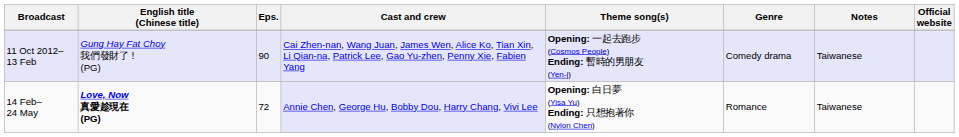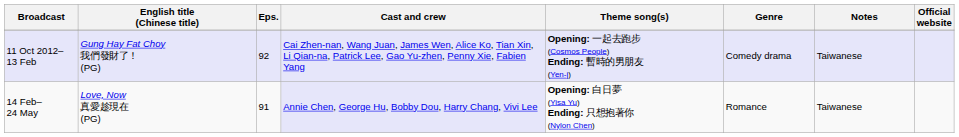(264, 56) 90 -> (264, 56) 92
(104, 107) bold -> (104, 107) normal
(264, 107) 72 -> (264, 107) 91
